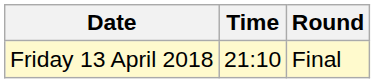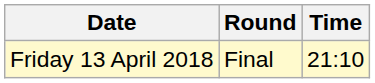columns swapped: (253, 22) <-> (328, 22)
